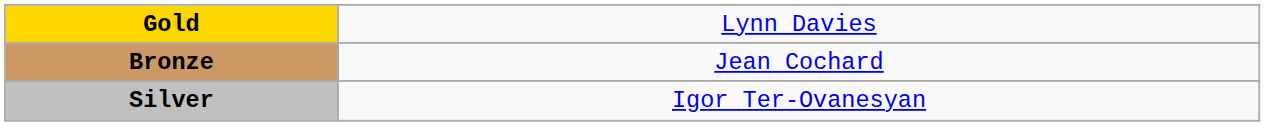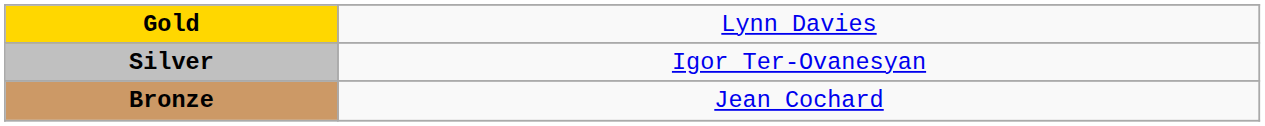rows swapped: (171, 101) <-> (171, 62)
